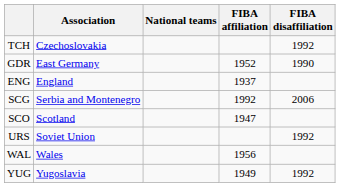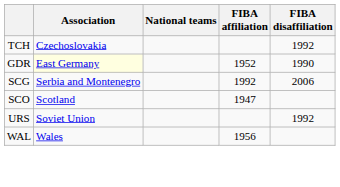(68, 63) no background -> (68, 63) lightyellow background
- row: (19, 81)
- row: (19, 173)
